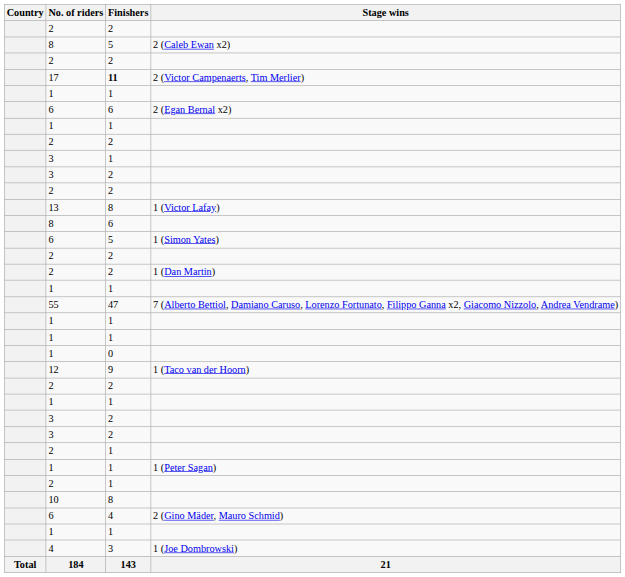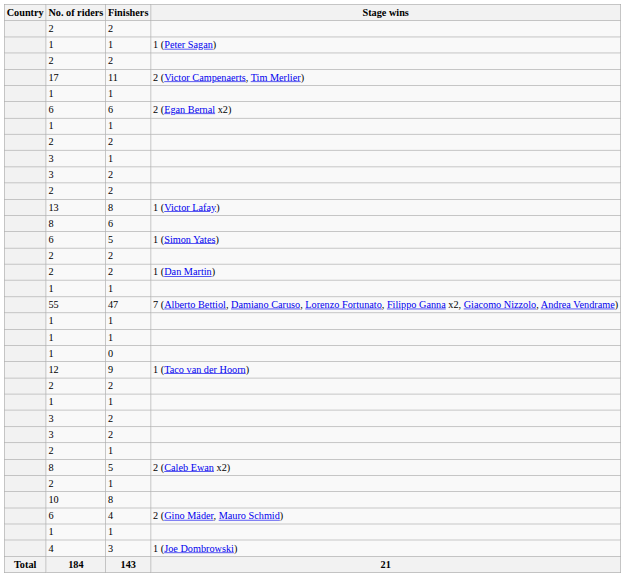rows swapped: (51, 45) <-> (51, 467)
(113, 77) bold -> (113, 77) normal
